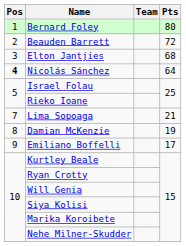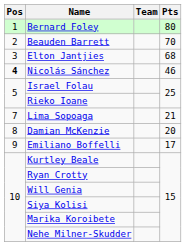(170, 41) 72 -> (170, 41) 70
(170, 71) 64 -> (170, 71) 46
(170, 130) 19 -> (170, 130) 20
